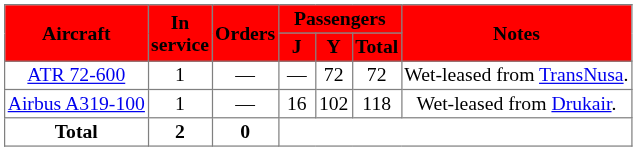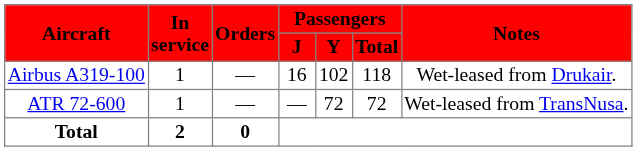rows swapped: (76, 103) <-> (76, 75)
